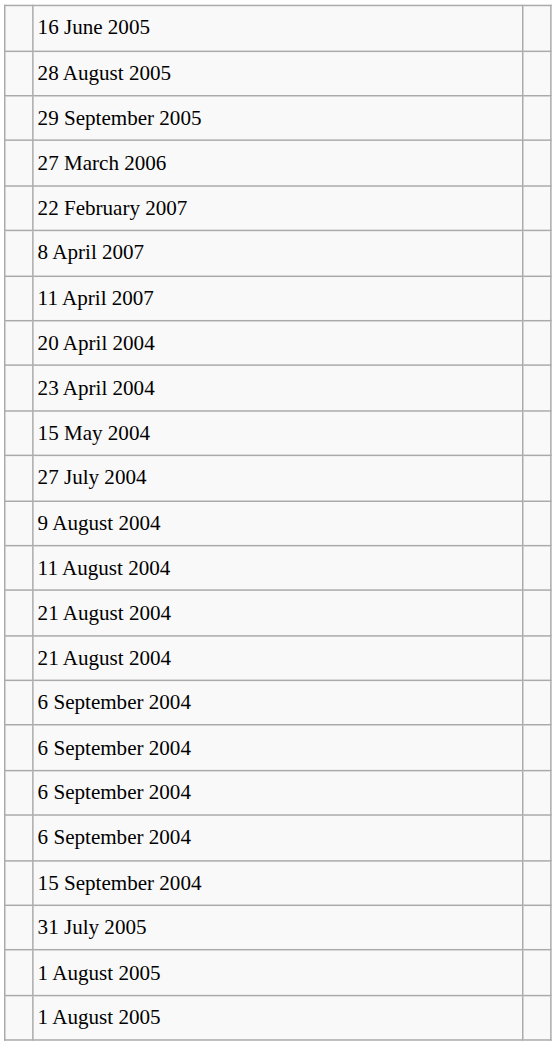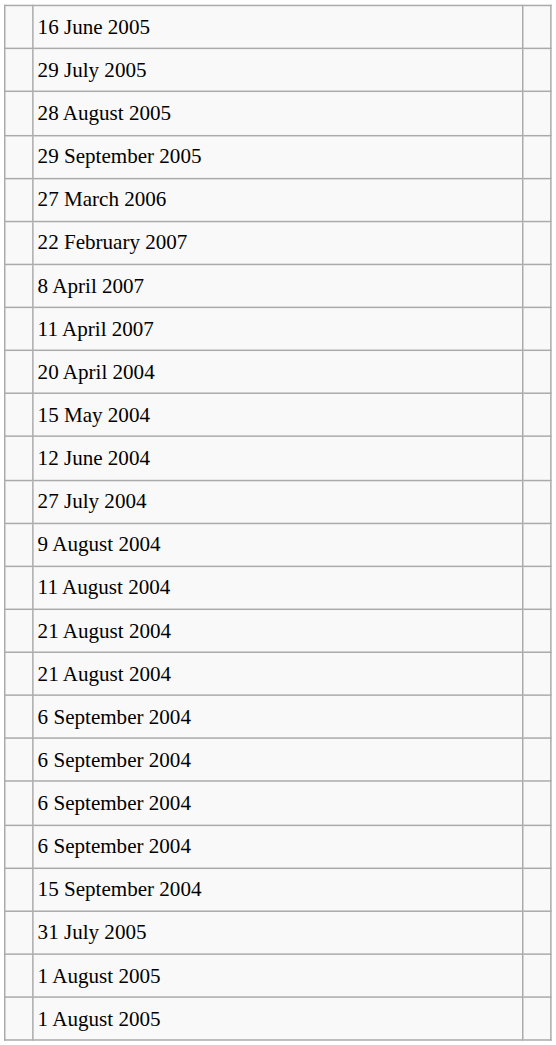+ row: (19, 70)
- row: (19, 388)
+ row: (19, 458)
